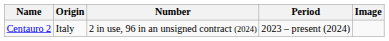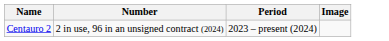- column: (70, 12)
